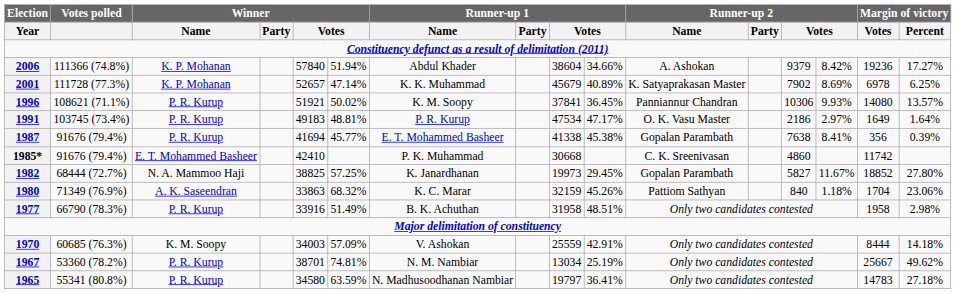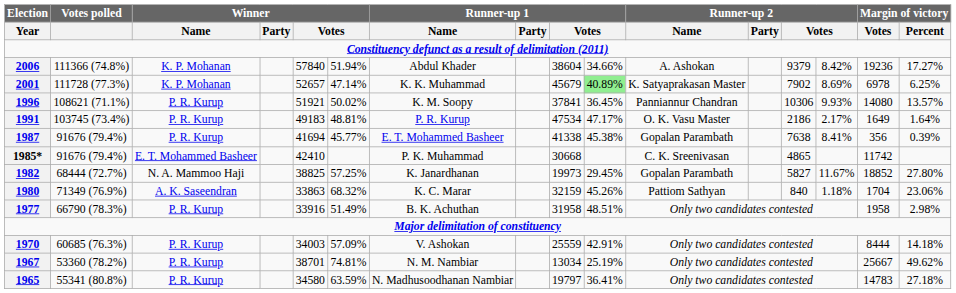(605, 84) no background -> (605, 84) lightgreen background
(837, 120) 2.97% -> (837, 120) 2.17%
(799, 155) 4860 -> (799, 155) 4865
(196, 244) K. M. Soopy -> (196, 244) P. R. Kurup
